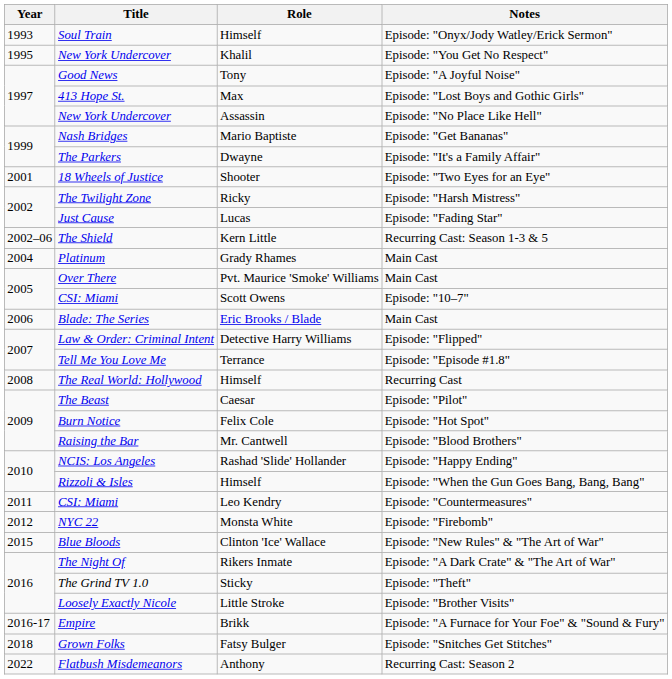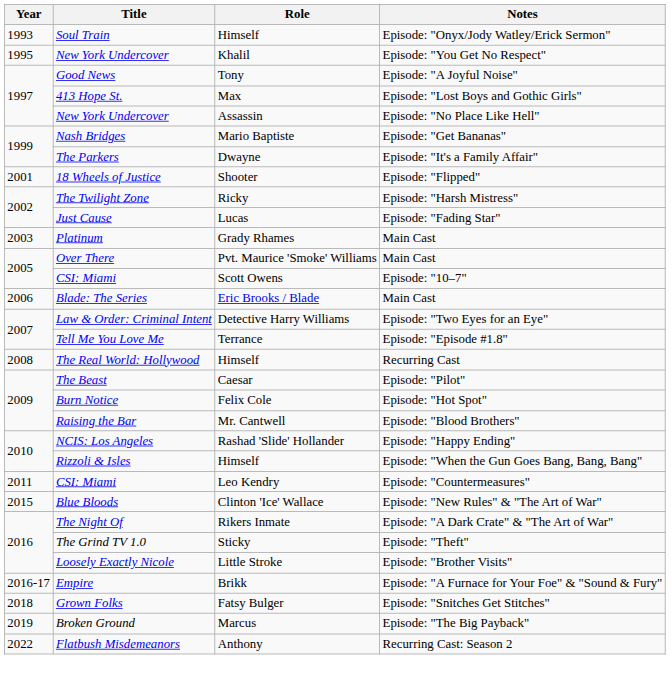(468, 177) Episode: "Two Eyes for an Eye" -> (431, 177) Episode: "Flipped"
- row: (85, 237)
(20, 258) 2004 -> (20, 237) 2003
(433, 339) Episode: "Flipped" -> (465, 319) Episode: "Two Eyes for an Eye"
- row: (78, 522)
+ row: (95, 623)
